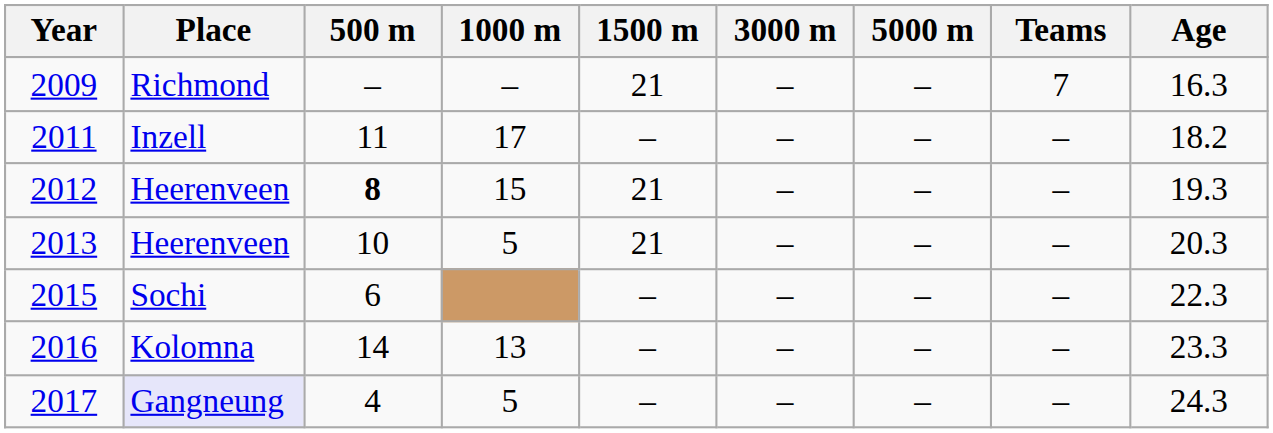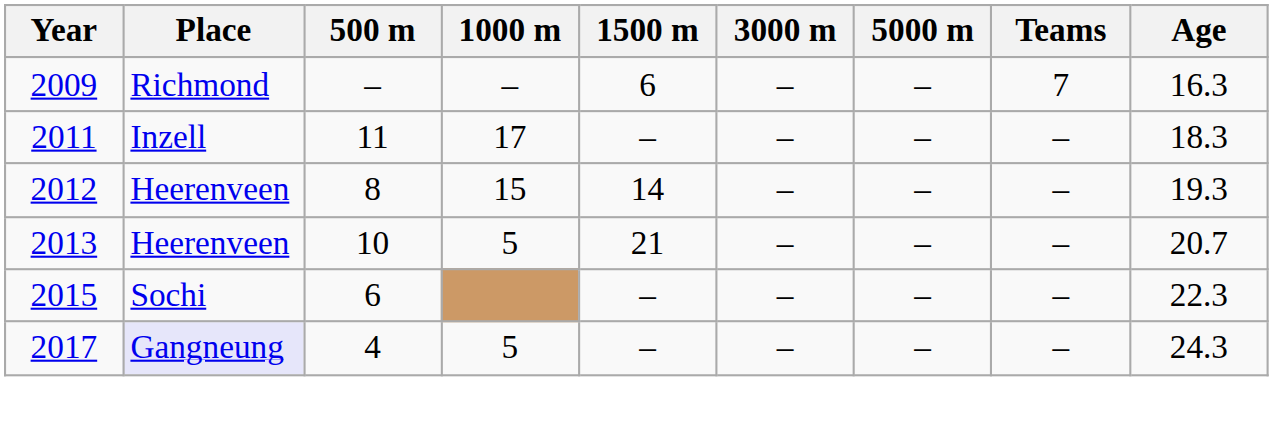(647, 83) 21 -> (647, 83) 6
(1199, 136) 18.2 -> (1199, 136) 18.3
(373, 189) bold -> (373, 189) normal
(647, 189) 21 -> (647, 189) 14
(1199, 242) 20.3 -> (1199, 242) 20.7
- row: (64, 347)
